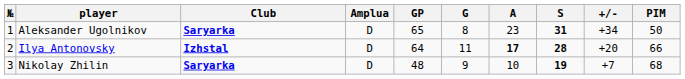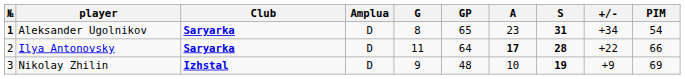columns swapped: (417, 13) <-> (465, 13)
(10, 30) normal -> (10, 30) bold
(656, 30) 50 -> (656, 30) 54
(206, 48) Izhstal -> (209, 48) Saryarka
(608, 48) +20 -> (608, 48) +22
(209, 65) Saryarka -> (206, 65) Izhstal
(608, 65) +7 -> (608, 65) +9
(656, 65) 68 -> (656, 65) 69
